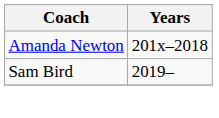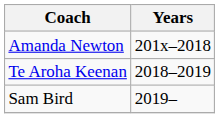+ row: (68, 71)
